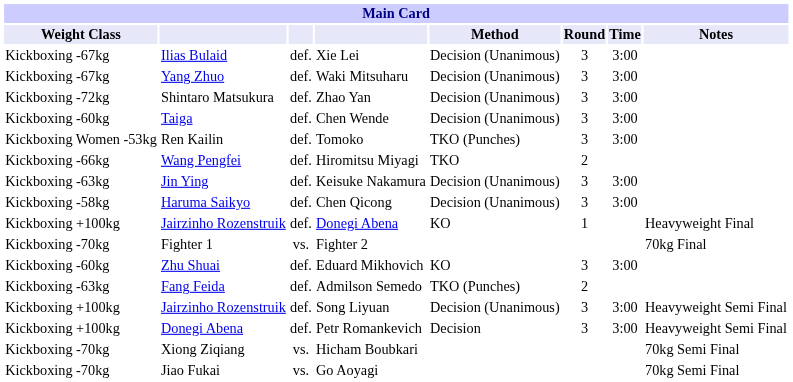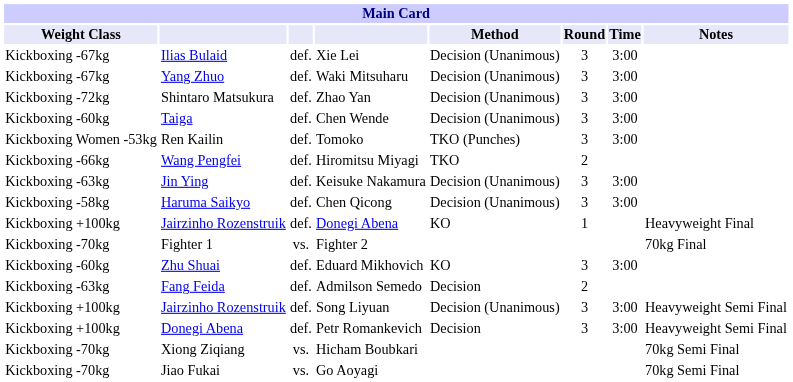(475, 286) TKO (Punches) -> (455, 286) Decision
